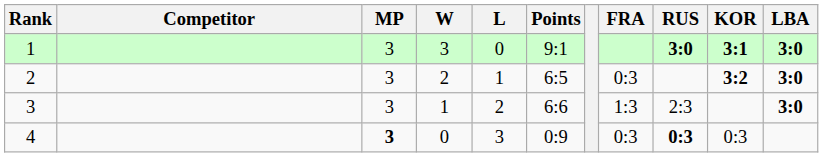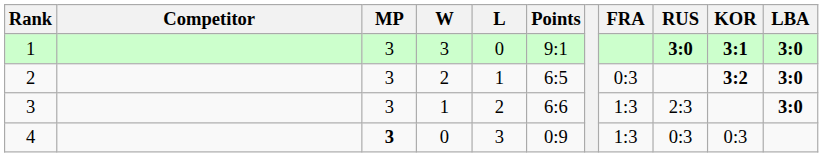(626, 136) 0:3 -> (626, 136) 1:3
(681, 136) bold -> (681, 136) normal
